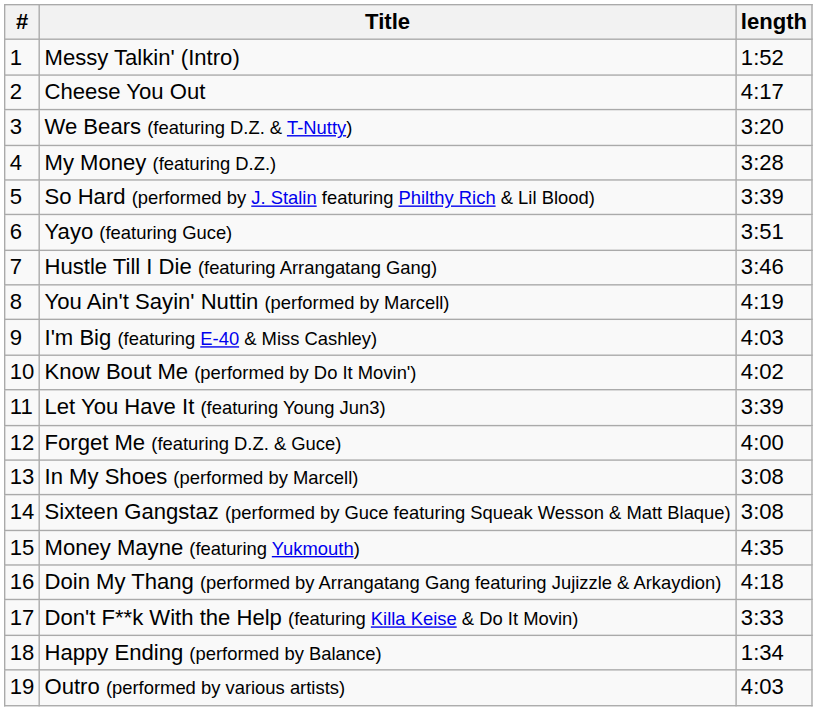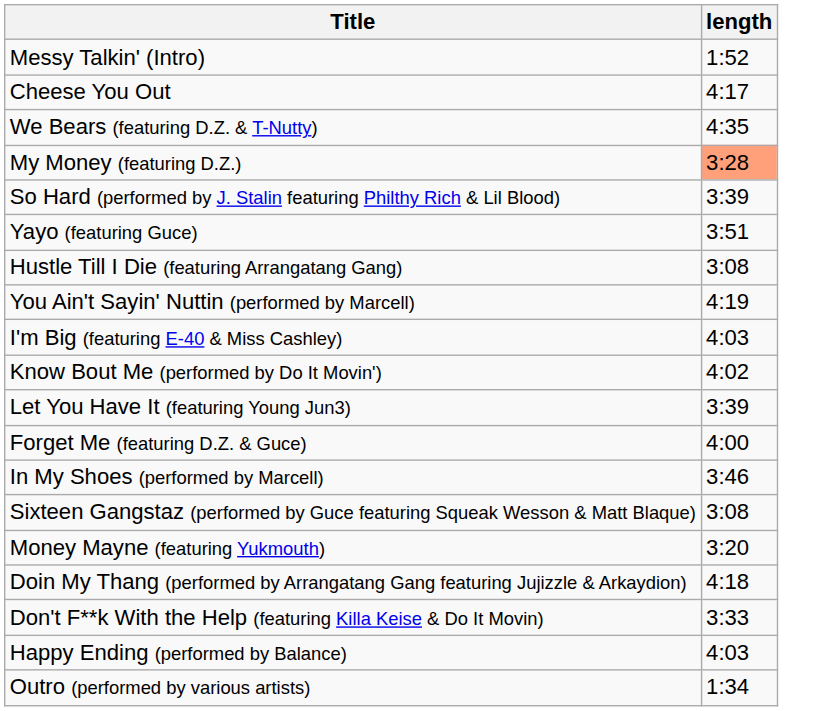- column: (22, 22)
(762, 127) 3:20 -> (728, 127) 4:35
(762, 162) no background -> (728, 162) lightsalmon background
(762, 267) 3:46 -> (728, 267) 3:08
(762, 477) 3:08 -> (728, 477) 3:46
(762, 547) 4:35 -> (728, 547) 3:20
(762, 652) 1:34 -> (728, 652) 4:03
(762, 687) 4:03 -> (728, 687) 1:34
